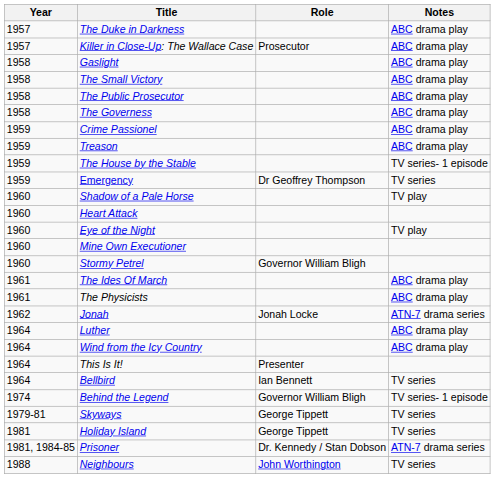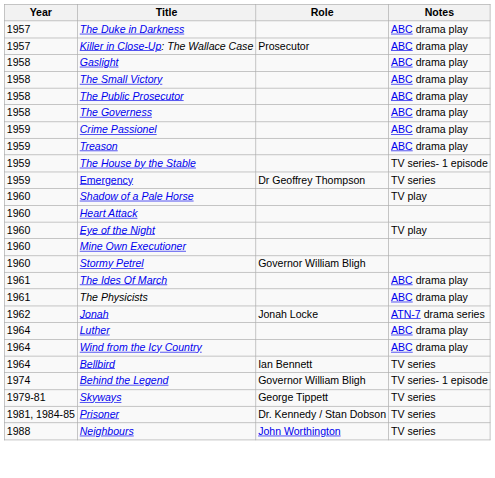- row: (101, 364)
- row: (113, 431)
(438, 448) ATN-7 drama series -> (413, 414) TV series
